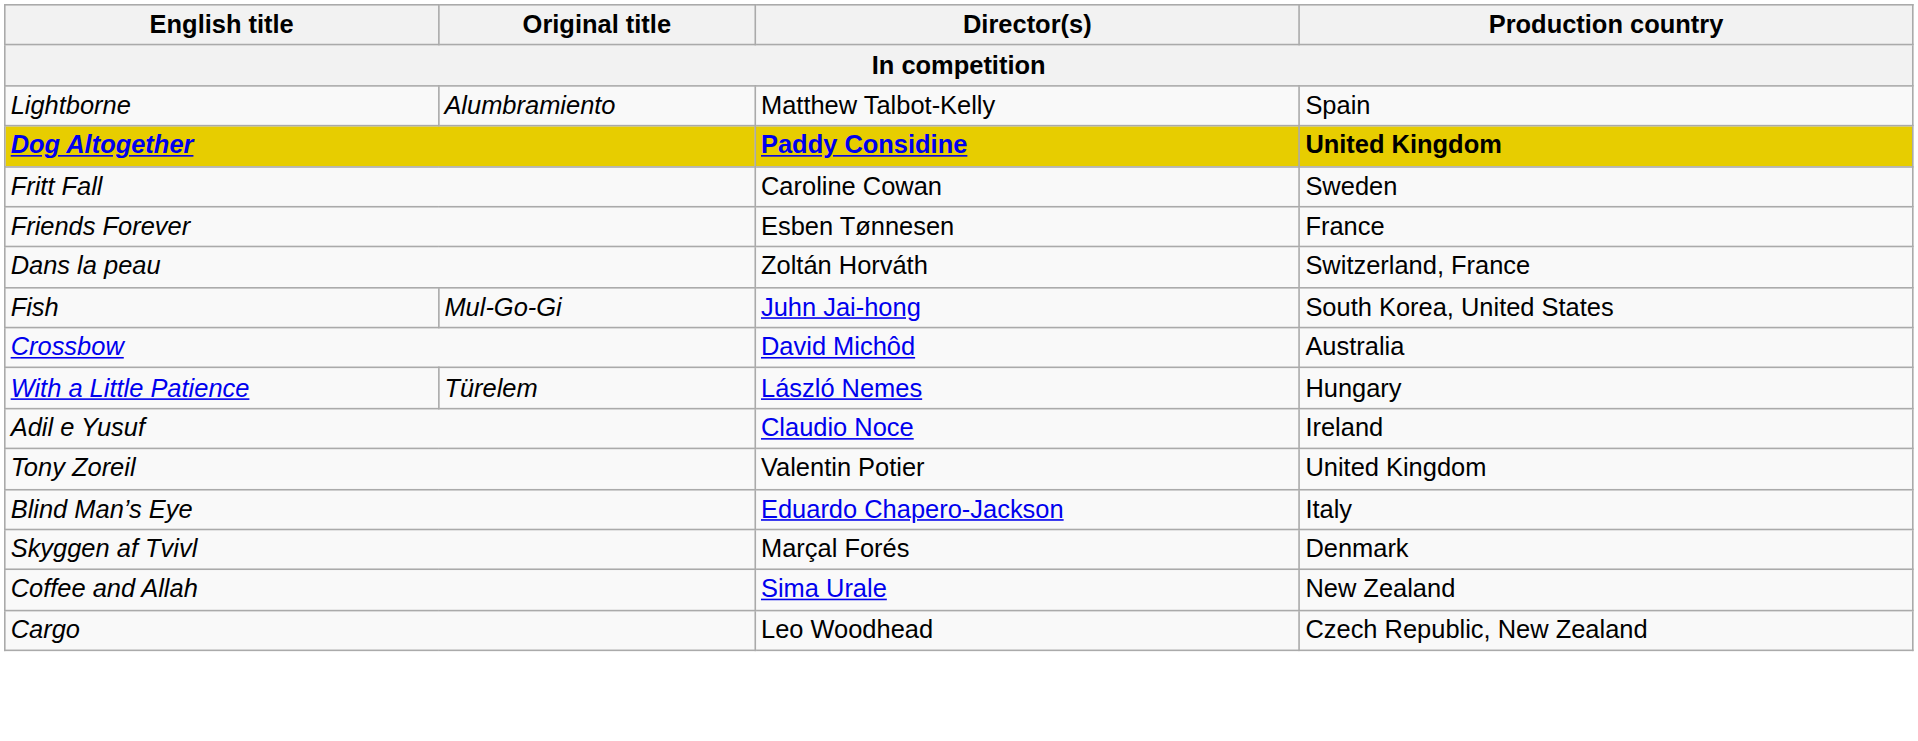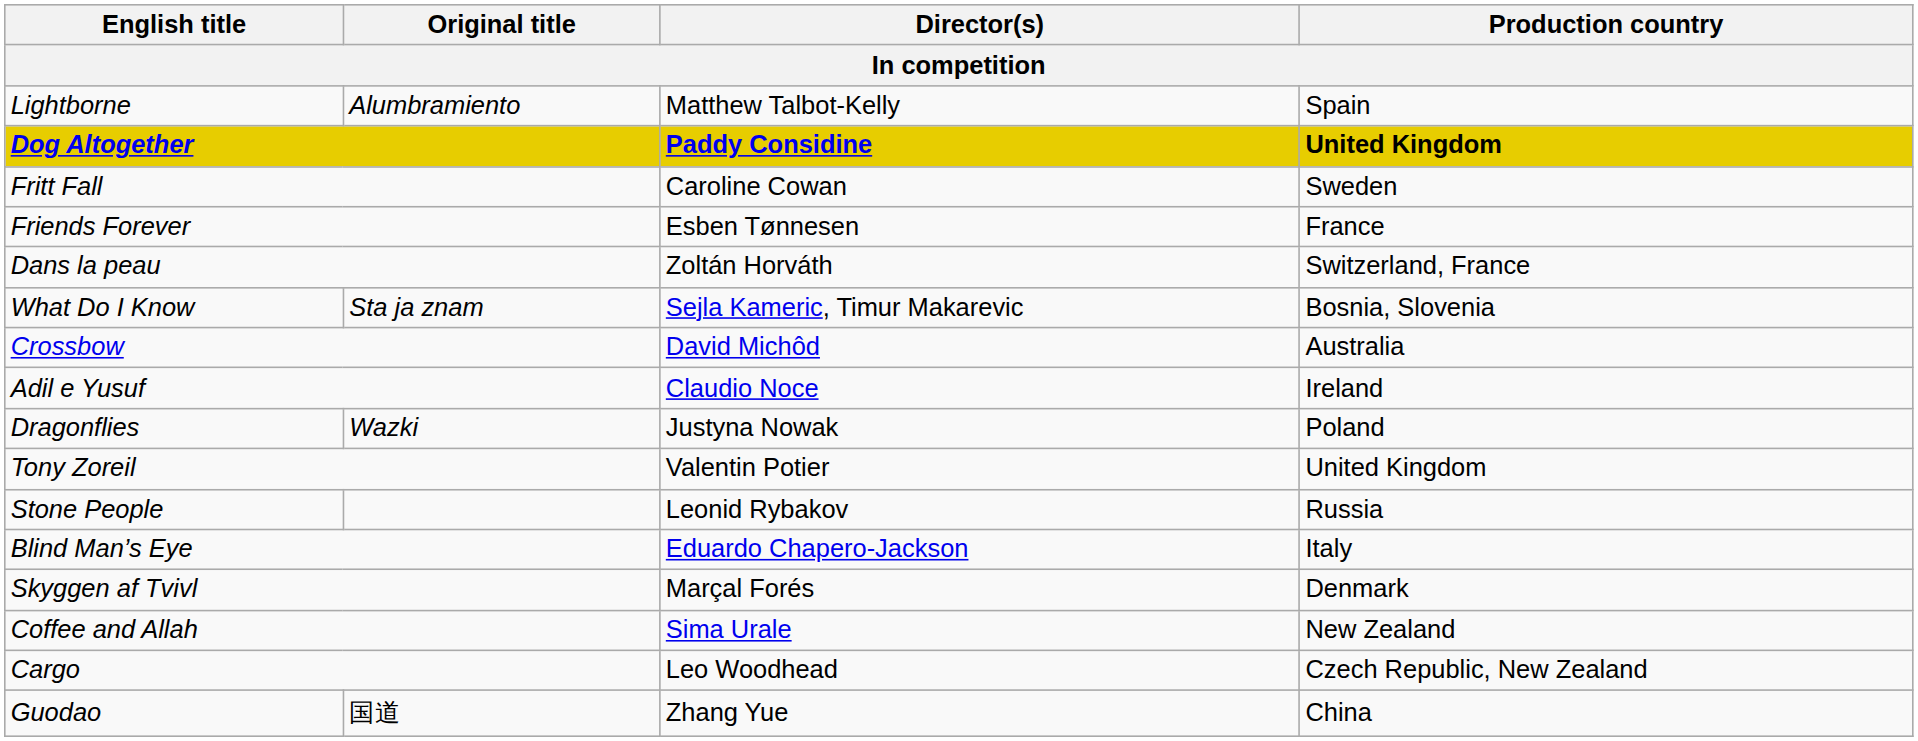- row: (35, 307)
+ row: (103, 307)
- row: (130, 387)
+ row: (75, 428)
+ row: (87, 508)
+ row: (56, 712)
